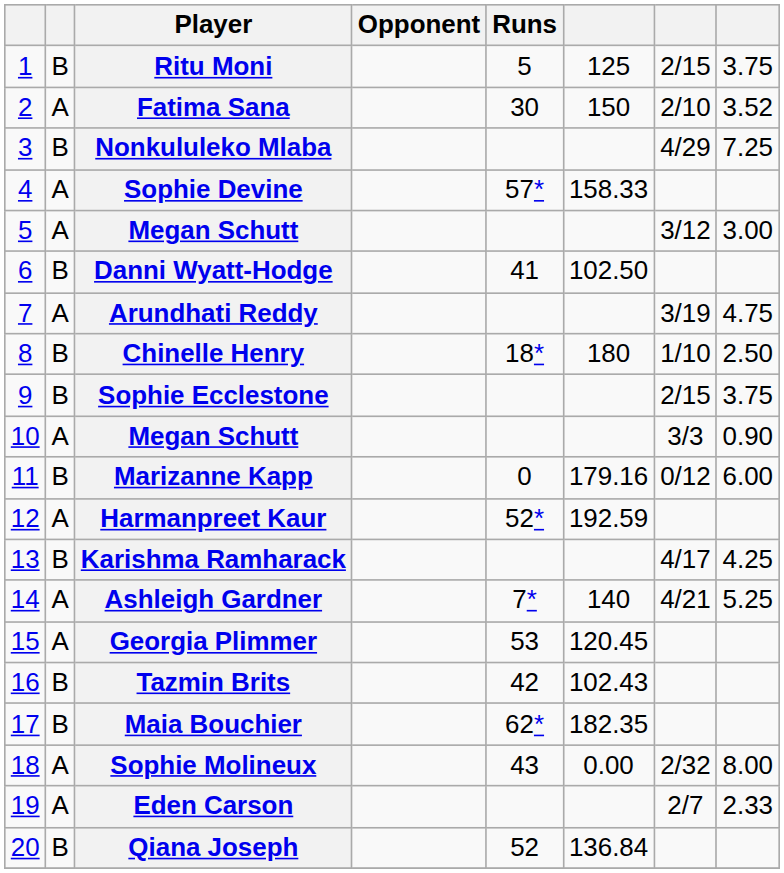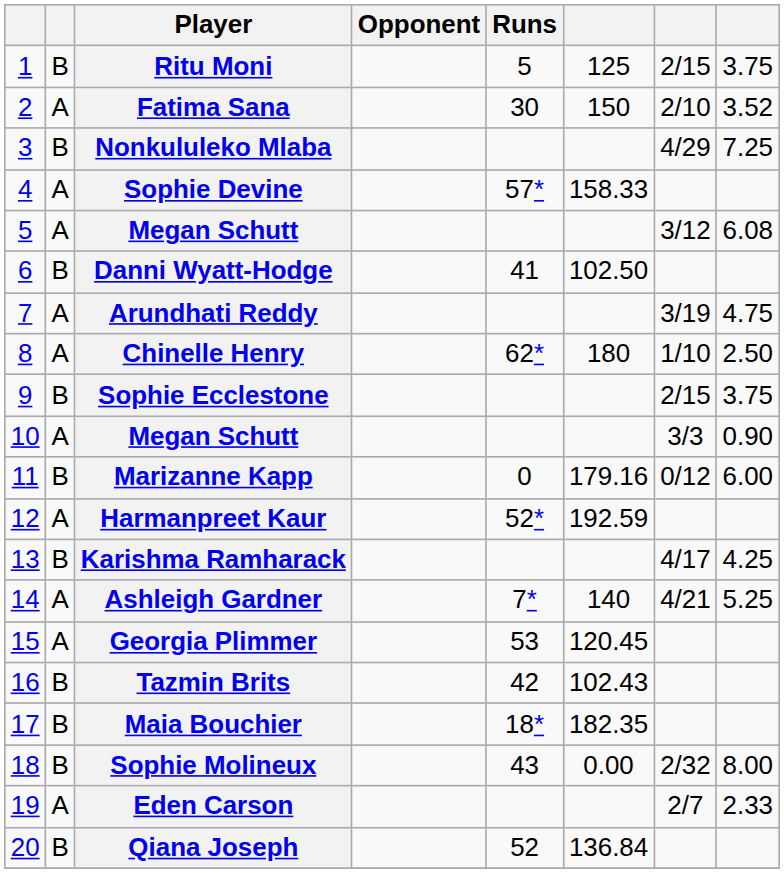(748, 230) 3.00 -> (748, 230) 6.08
(60, 353) B -> (60, 353) A
(525, 353) 18* -> (525, 353) 62*
(525, 723) 62* -> (525, 723) 18*
(60, 764) A -> (60, 764) B
